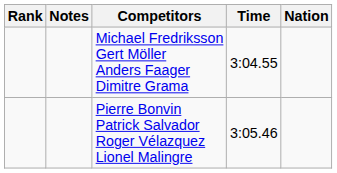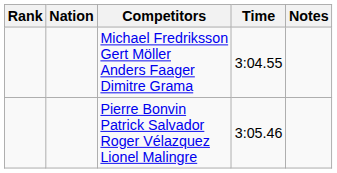columns swapped: (307, 16) <-> (69, 16)
